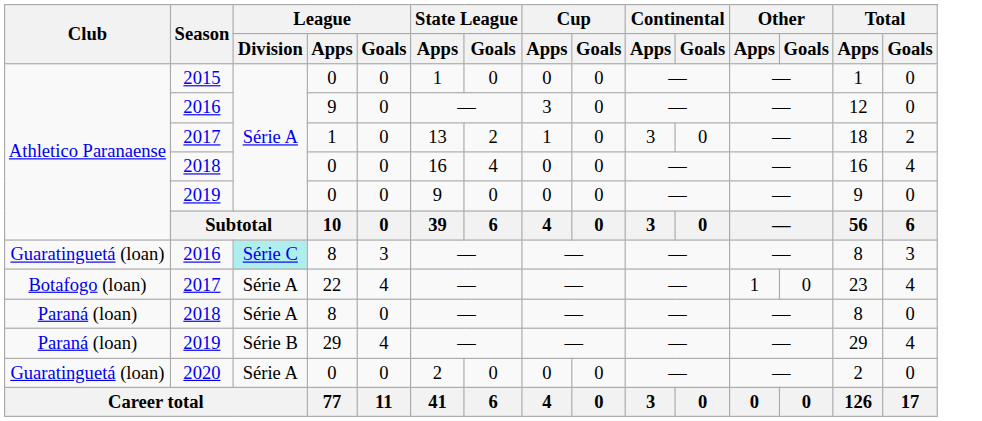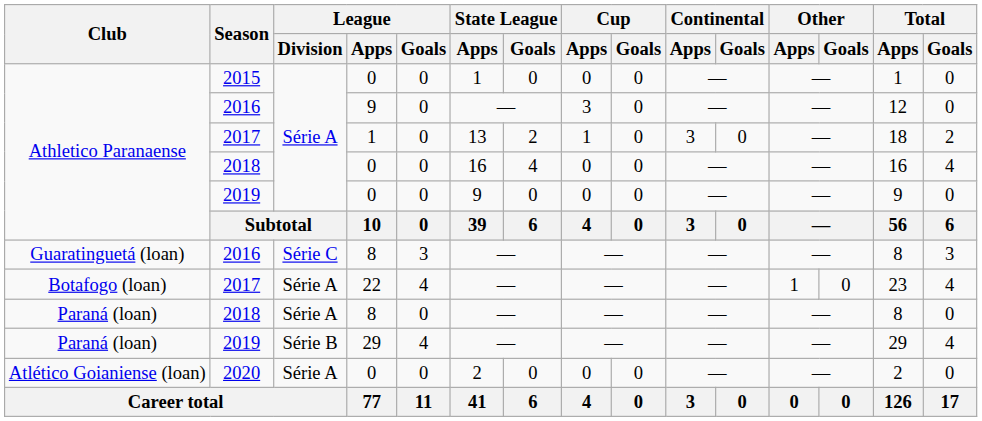(270, 254) paleturquoise background -> (310, 254) no background
(87, 372) Guaratinguetá (loan) -> (107, 372) Atlético Goianiense (loan)
